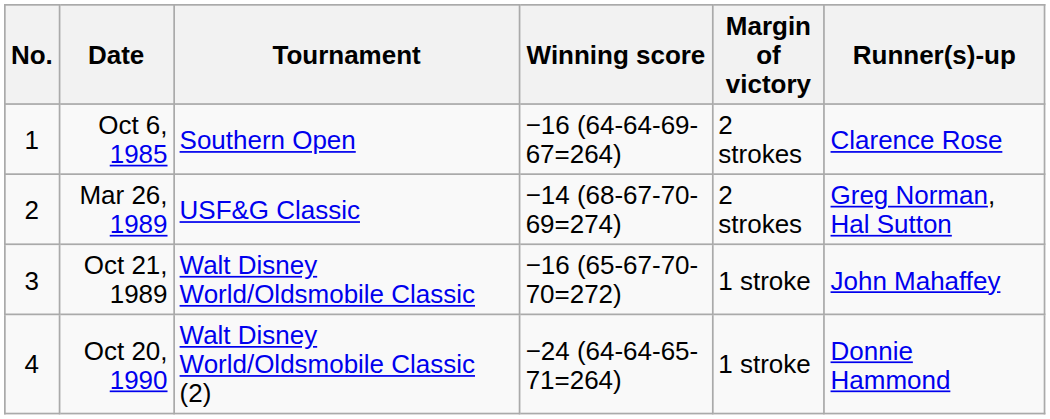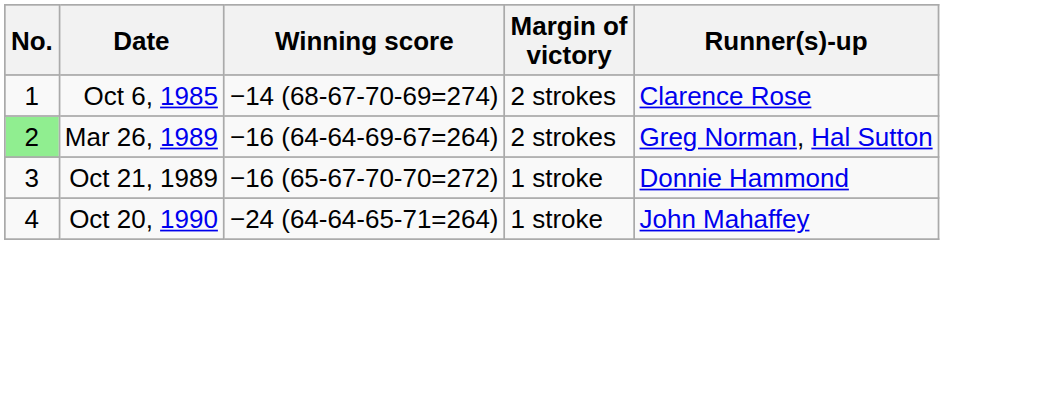- column: (347, 55)
(612, 139) −16 (64-64-69-67=264) -> (364, 96) −14 (68-67-70-69=274)
(32, 210) no background -> (32, 137) lightgreen background
(612, 210) −14 (68-67-70-69=274) -> (364, 137) −16 (64-64-69-67=264)
(915, 280) John Mahaffey -> (744, 178) Donnie Hammond
(890, 365) Donnie Hammond -> (725, 219) John Mahaffey
